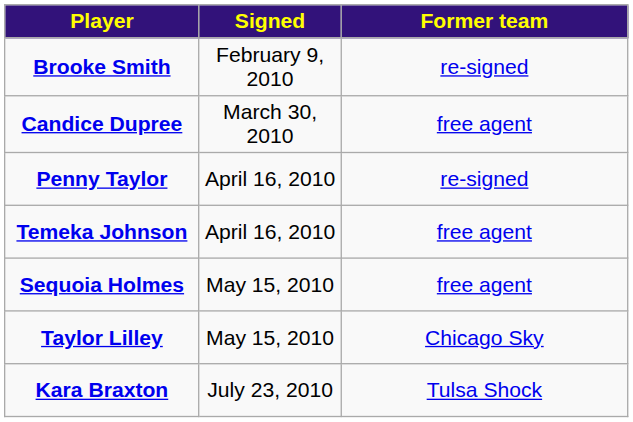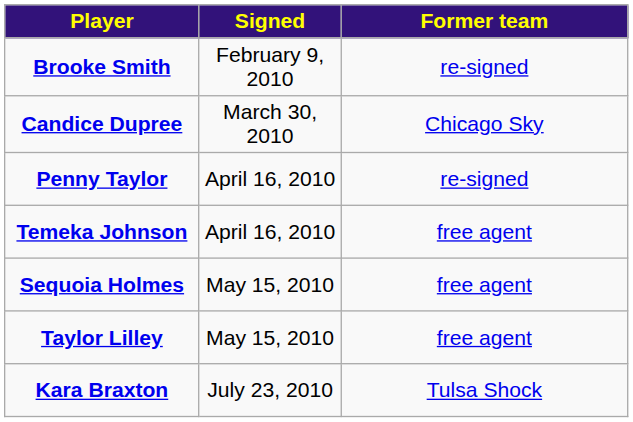(484, 123) free agent -> (484, 123) Chicago Sky
(484, 337) Chicago Sky -> (484, 337) free agent
